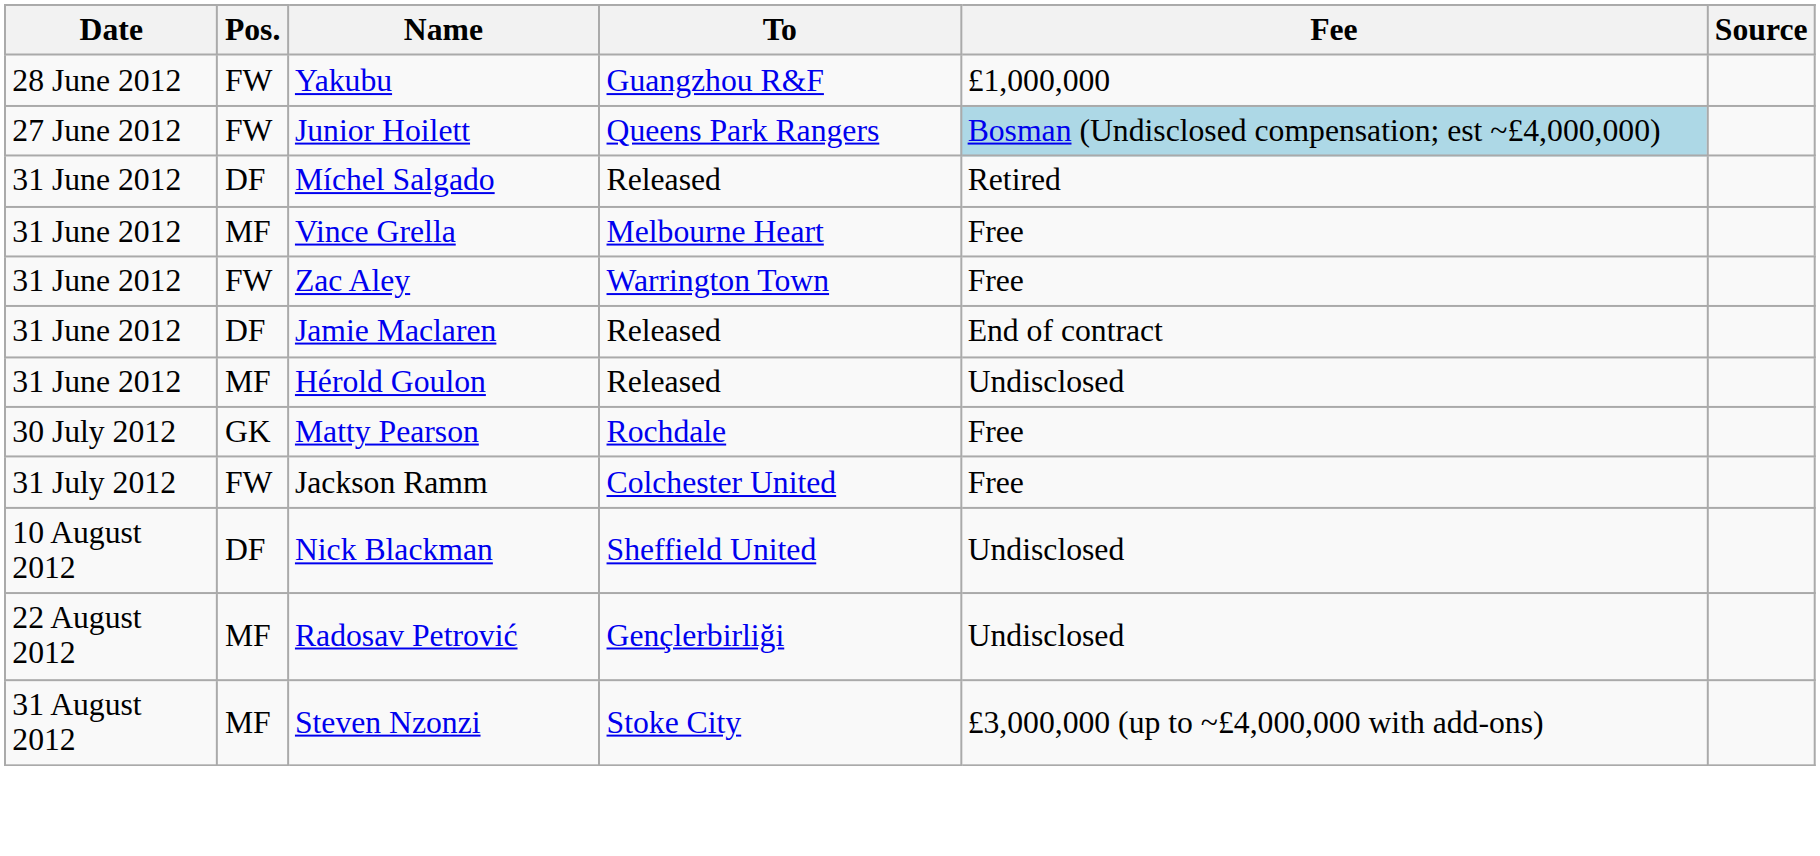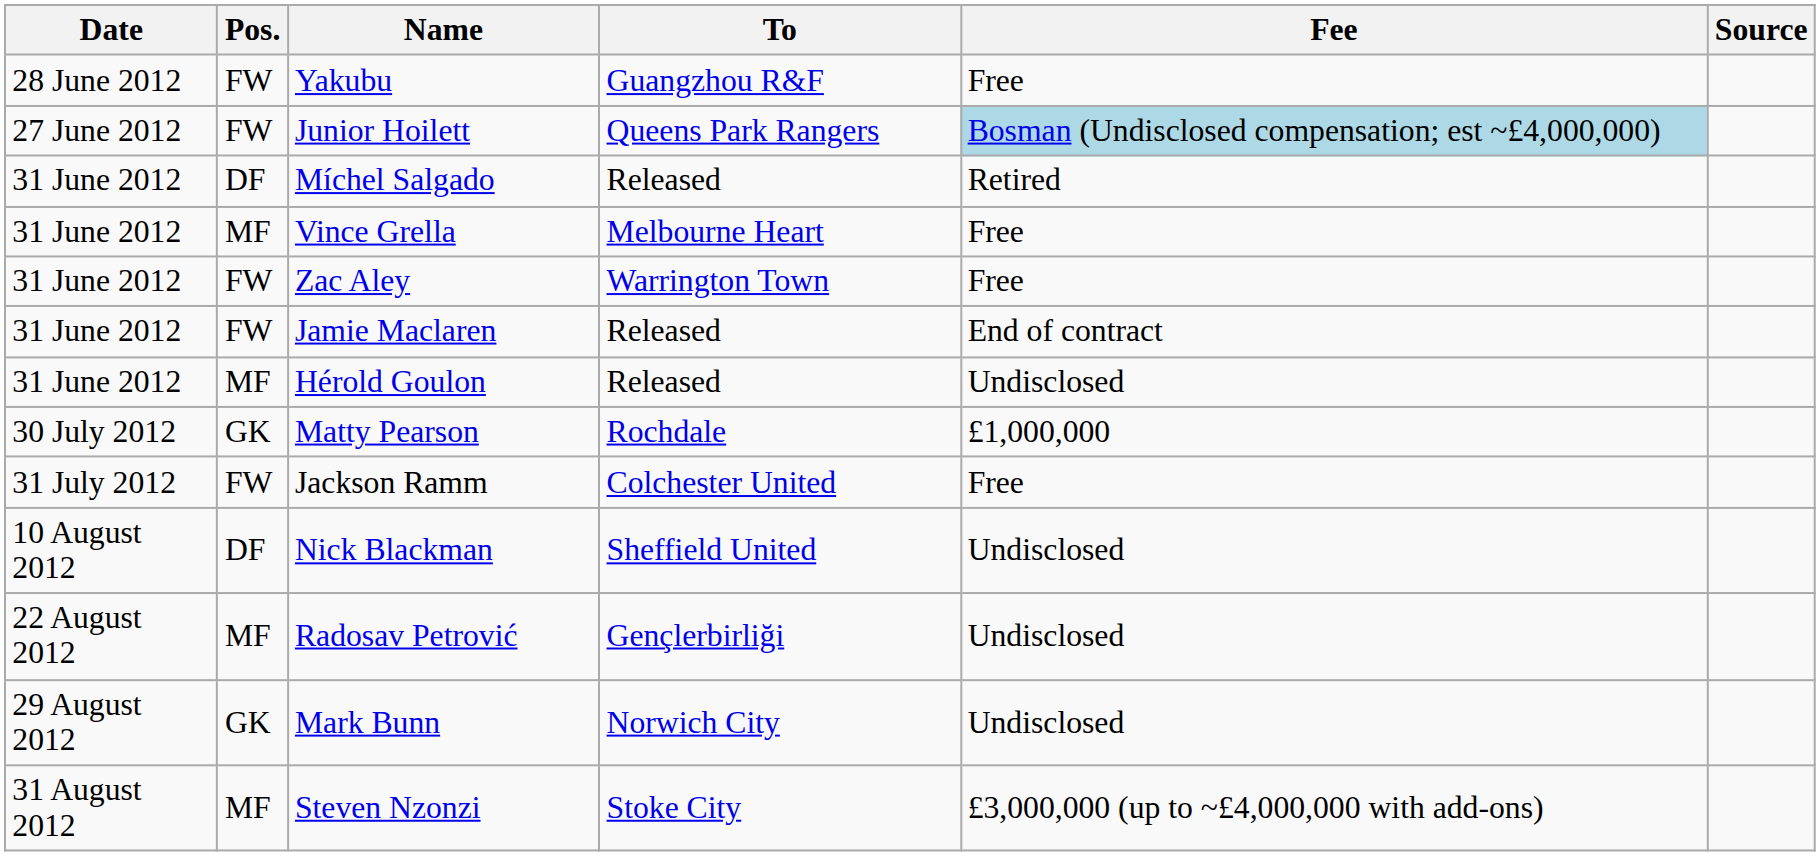(1039, 79) £1,000,000 -> (996, 79) Free
(245, 331) DF -> (249, 331) FW
(996, 431) Free -> (1039, 431) £1,000,000
+ row: (368, 721)
